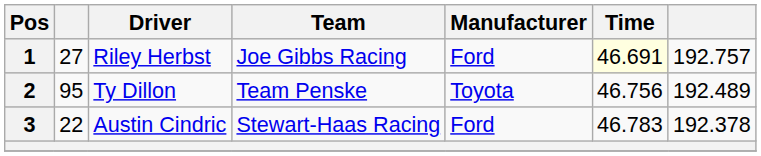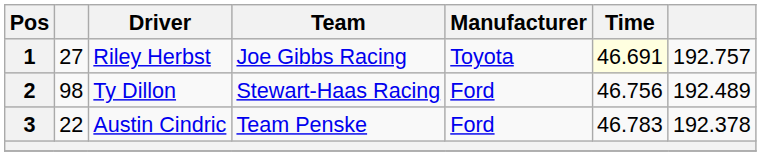(472, 56) Ford -> (482, 56) Toyota
(71, 90) 95 -> (71, 90) 98
(302, 90) Team Penske -> (338, 90) Stewart-Haas Racing
(482, 90) Toyota -> (472, 90) Ford
(338, 124) Stewart-Haas Racing -> (302, 124) Team Penske
